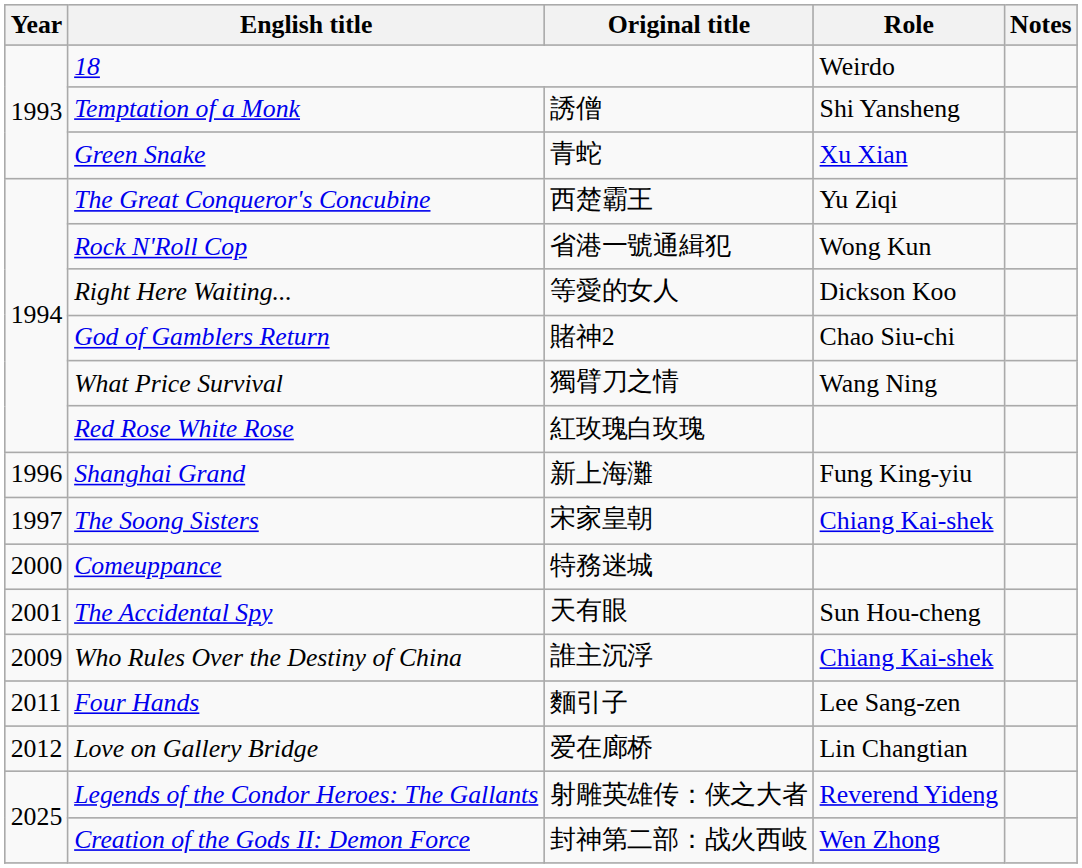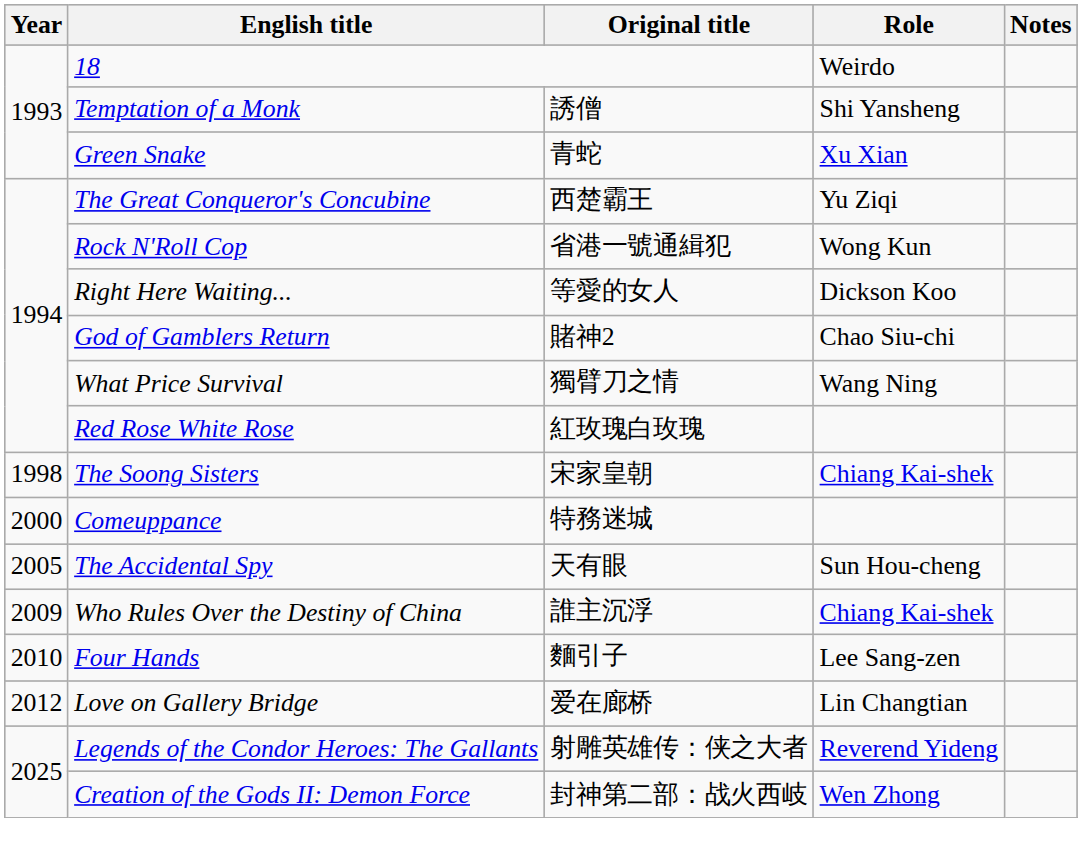- row: (160, 474)
(37, 520) 1997 -> (37, 474) 1998
(37, 611) 2001 -> (37, 565) 2005
(36, 702) 2011 -> (37, 657) 2010
